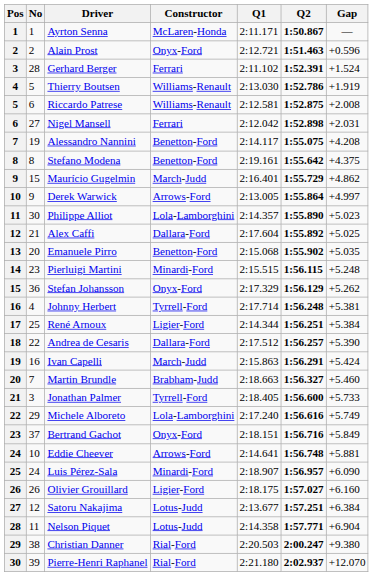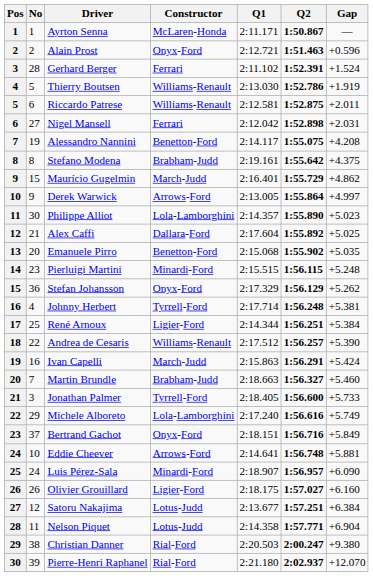(344, 105) +2.008 -> (344, 105) +2.011
(185, 160) Benetton-Ford -> (185, 160) Brabham-Judd
(181, 343) Dallara-Ford -> (192, 343) Williams-Renault
